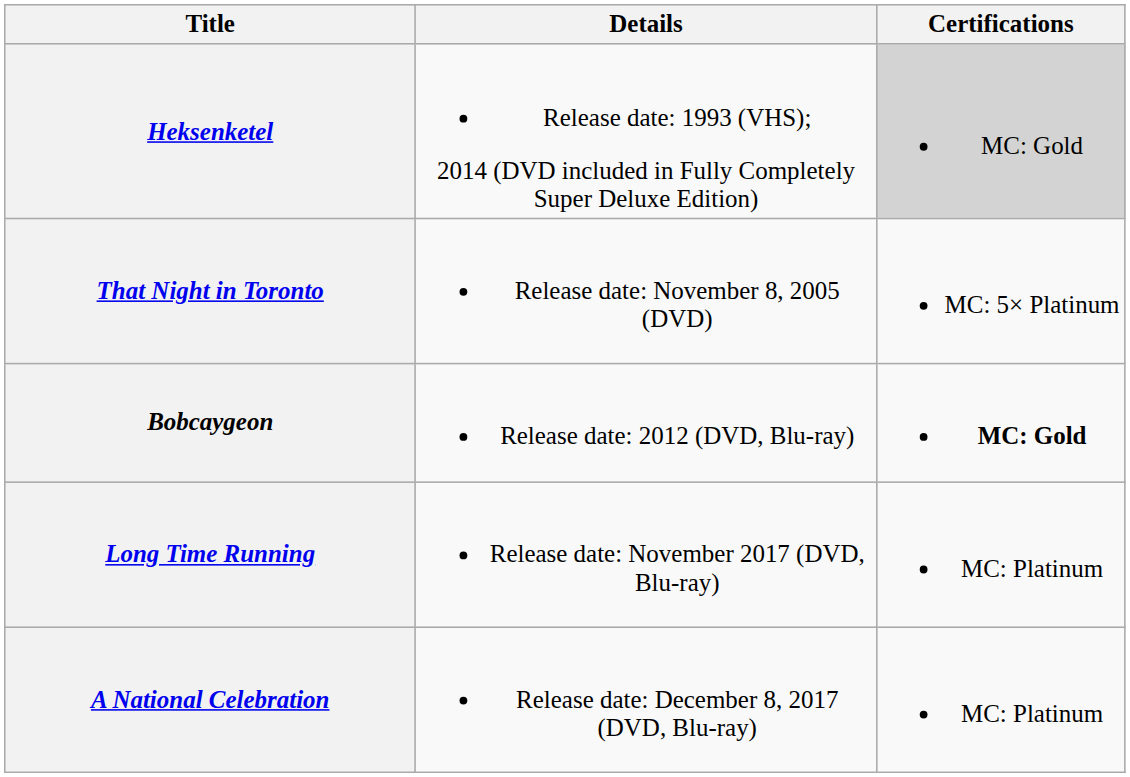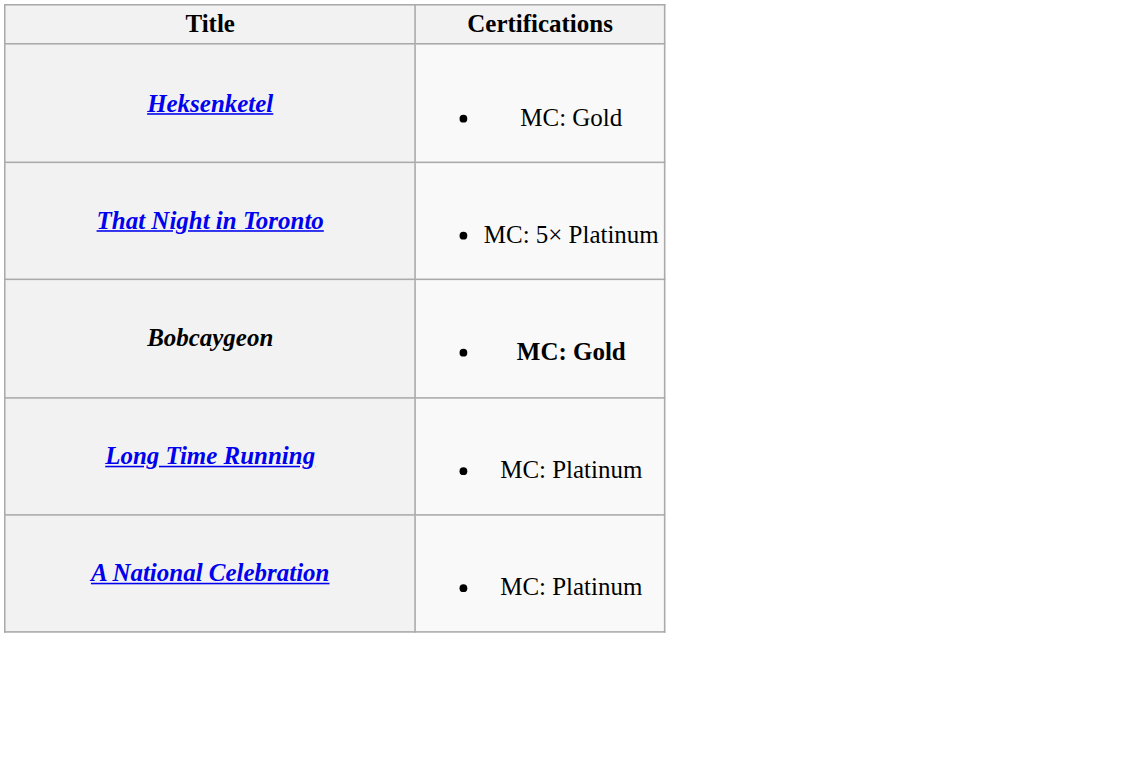- column: (646, 24)
(1001, 145) lightgrey background -> (540, 117) no background
